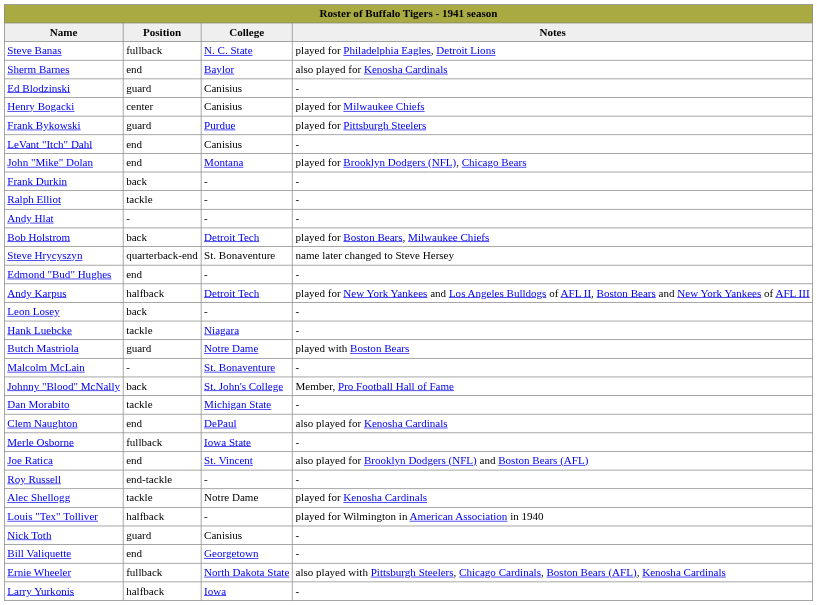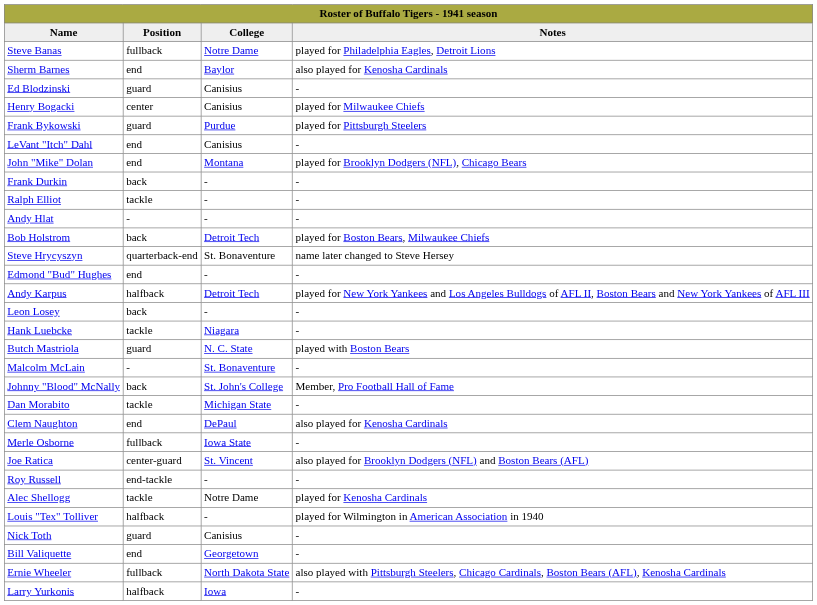(228, 51) N. C. State -> (231, 51) Notre Dame
(231, 349) Notre Dame -> (228, 349) N. C. State
(134, 460) end -> (154, 460) center-guard
